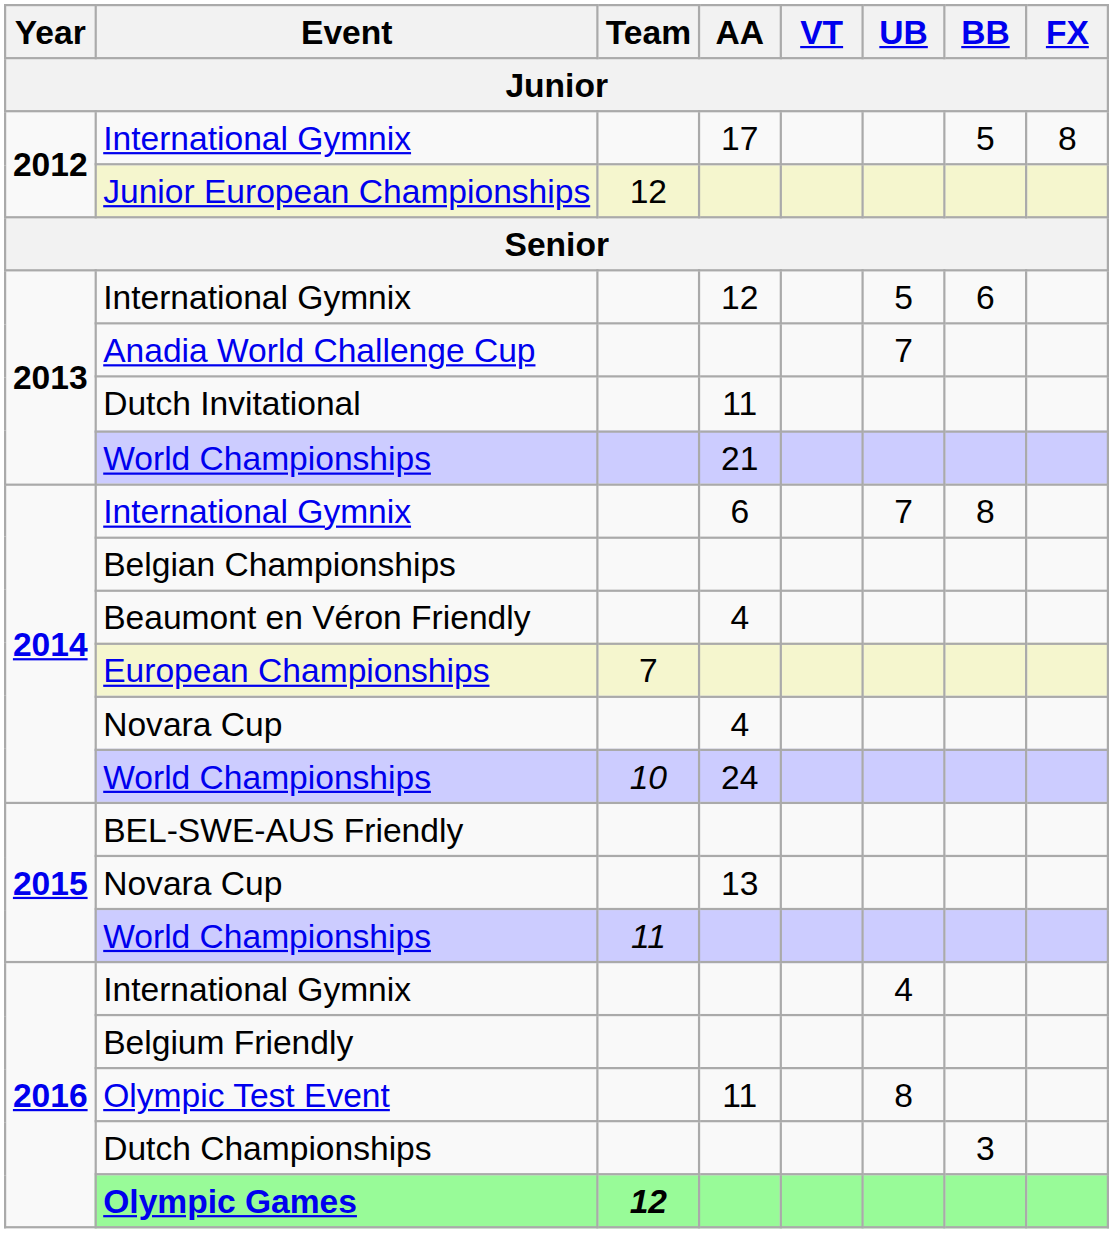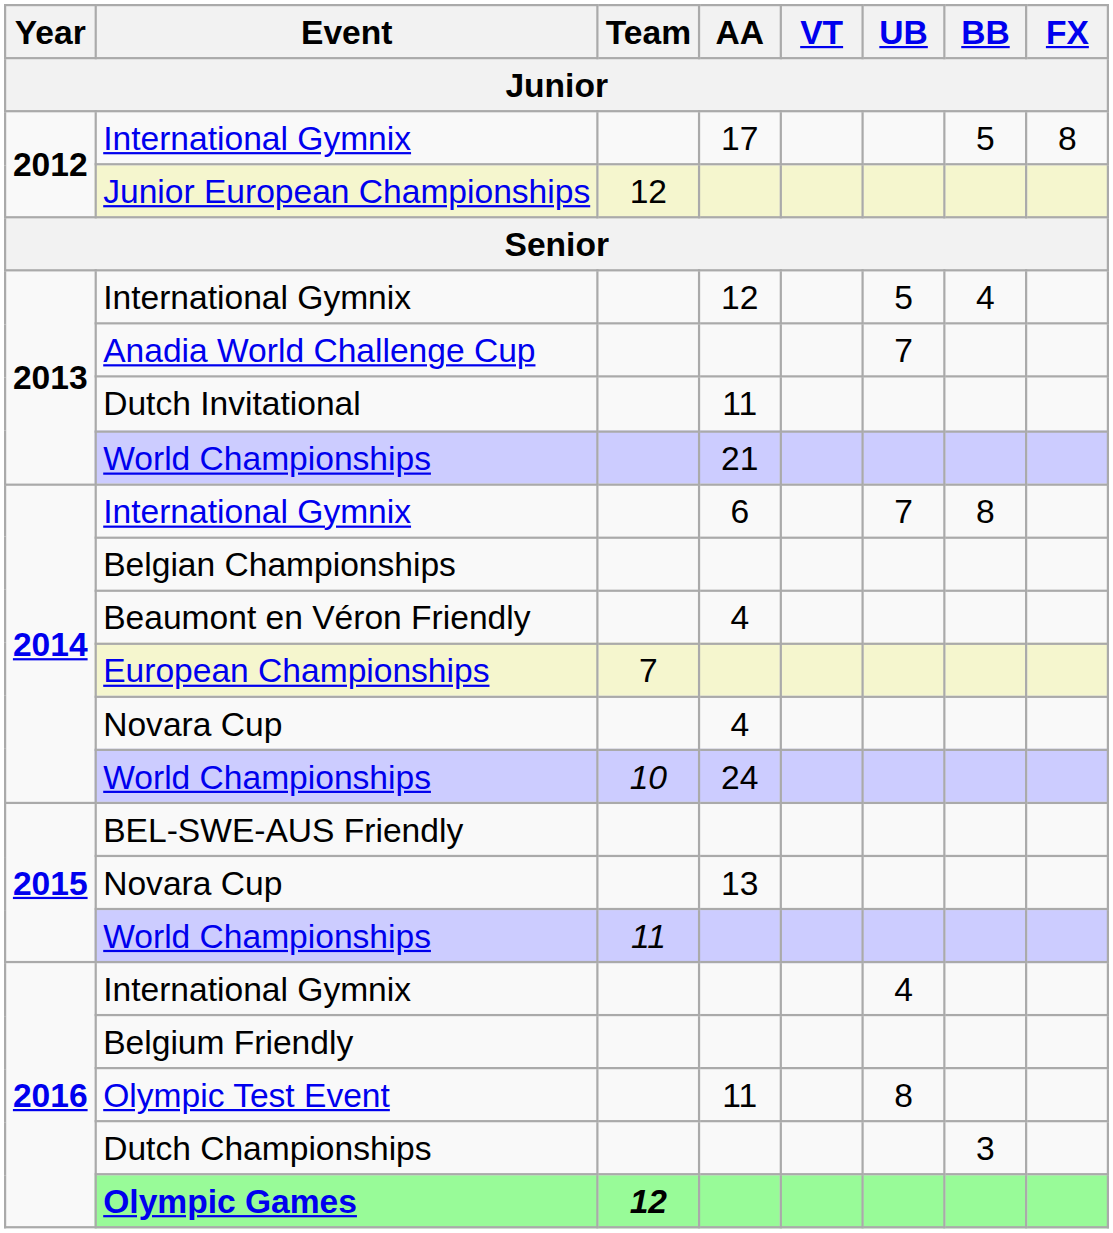(985, 298) 6 -> (985, 298) 4
